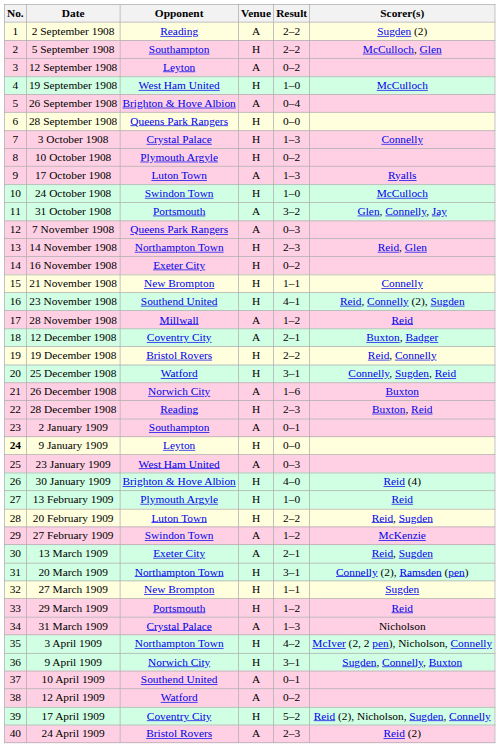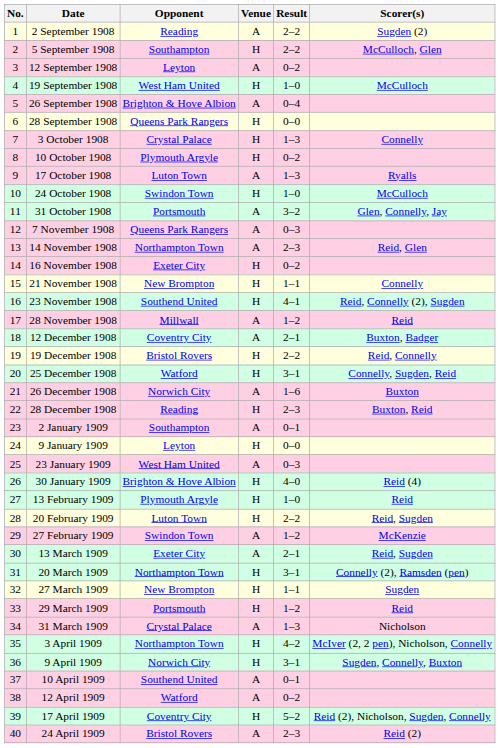(256, 247) H -> (256, 247) A
(15, 445) bold -> (15, 445) normal
